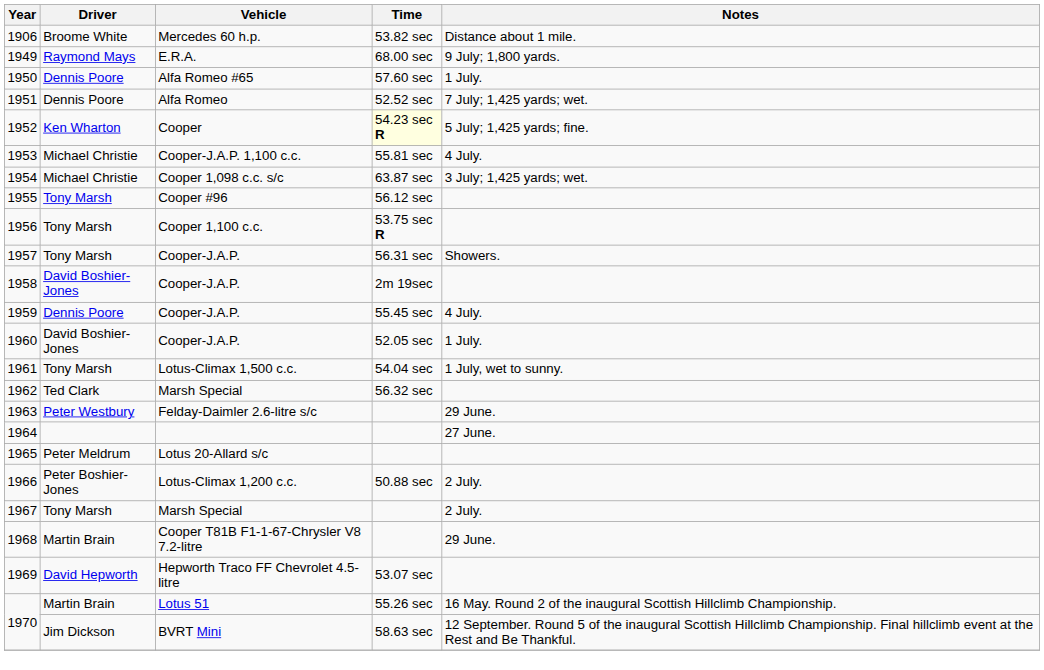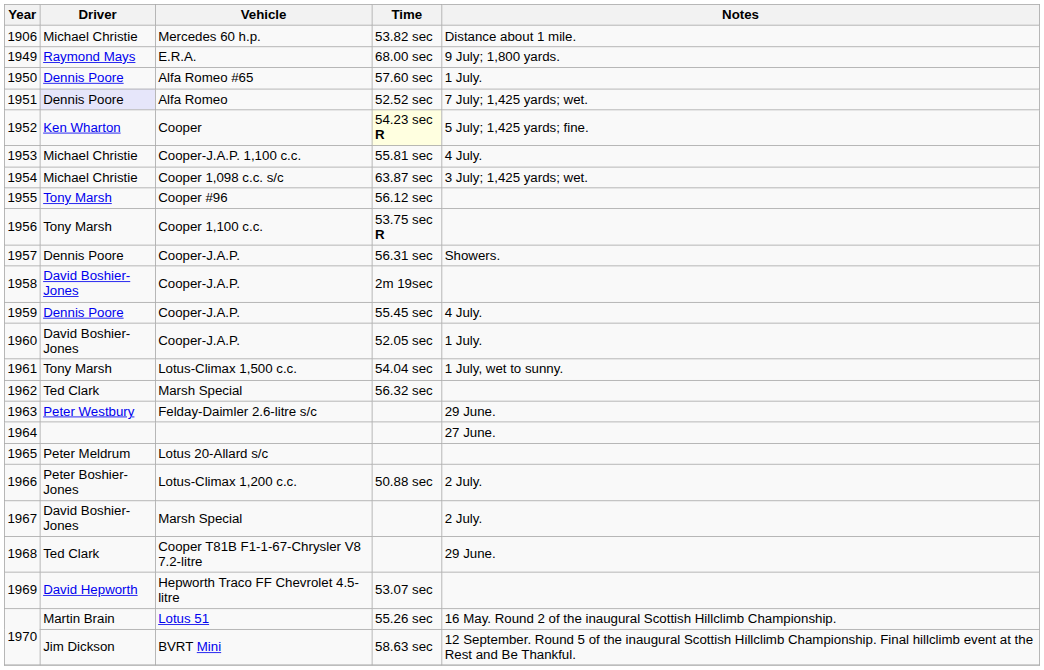(85, 36) Broome White -> (90, 36) Michael Christie
(83, 99) no background -> (83, 99) lavender background
(77, 255) Tony Marsh -> (83, 255) Dennis Poore
(77, 510) Tony Marsh -> (87, 518) David Boshier-Jones
(79, 539) Martin Brain -> (71, 554) Ted Clark
